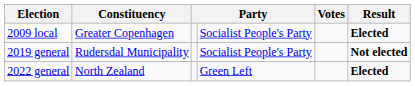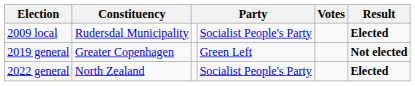(124, 33) Greater Copenhagen -> (132, 33) Rudersdal Municipality
(132, 52) Rudersdal Municipality -> (124, 52) Greater Copenhagen
(256, 52) Socialist People's Party -> (226, 52) Green Left
(226, 71) Green Left -> (256, 71) Socialist People's Party
